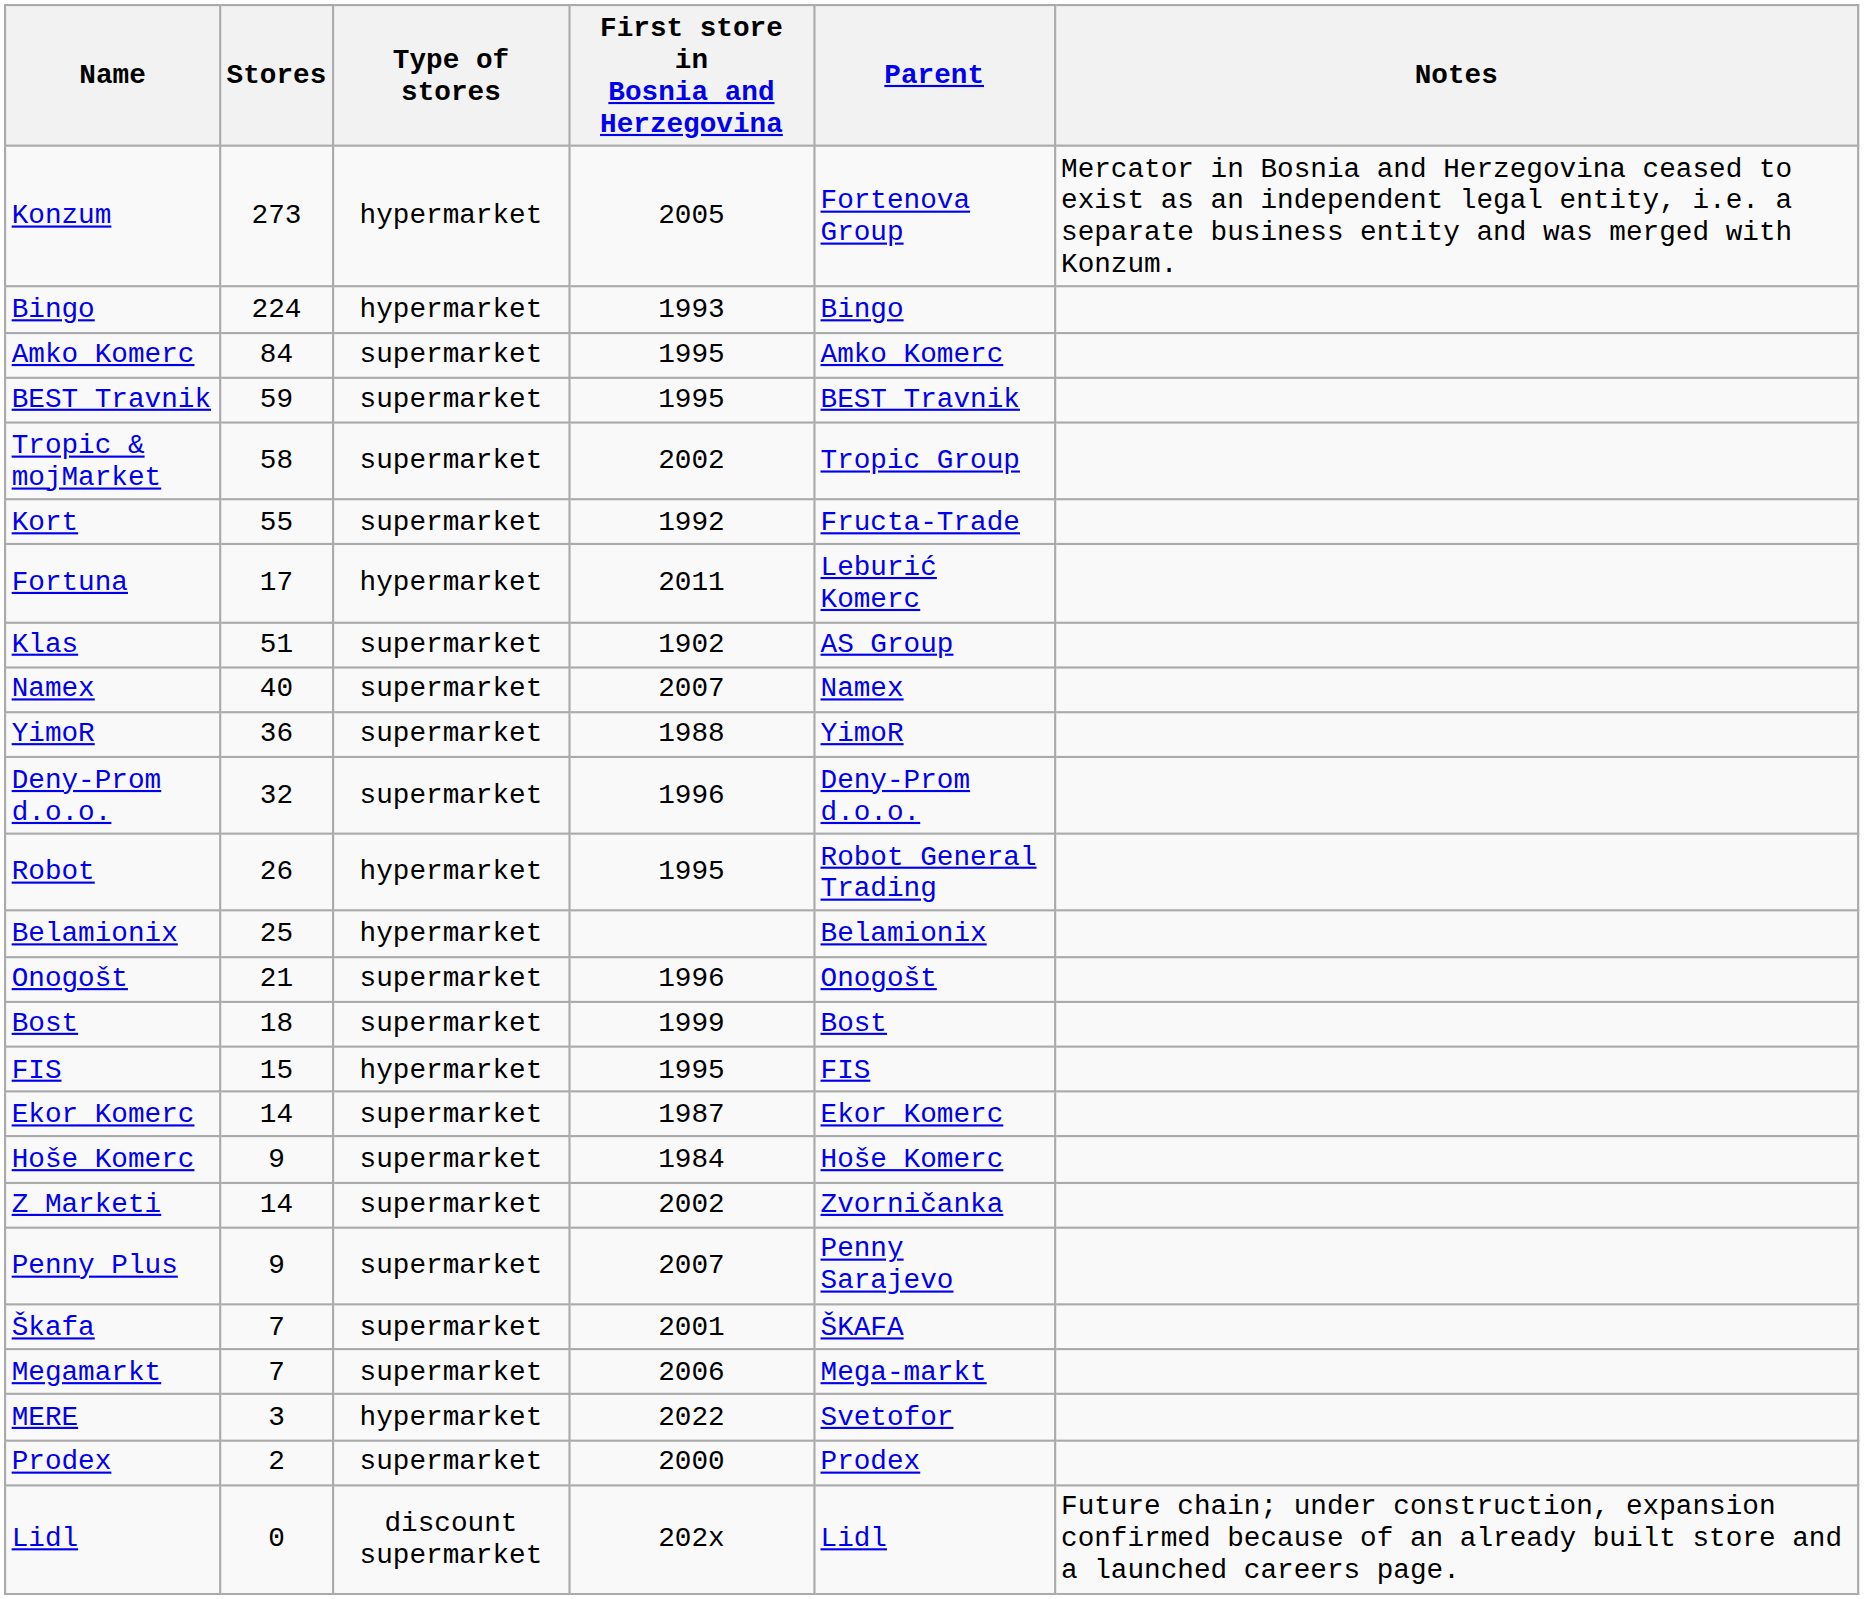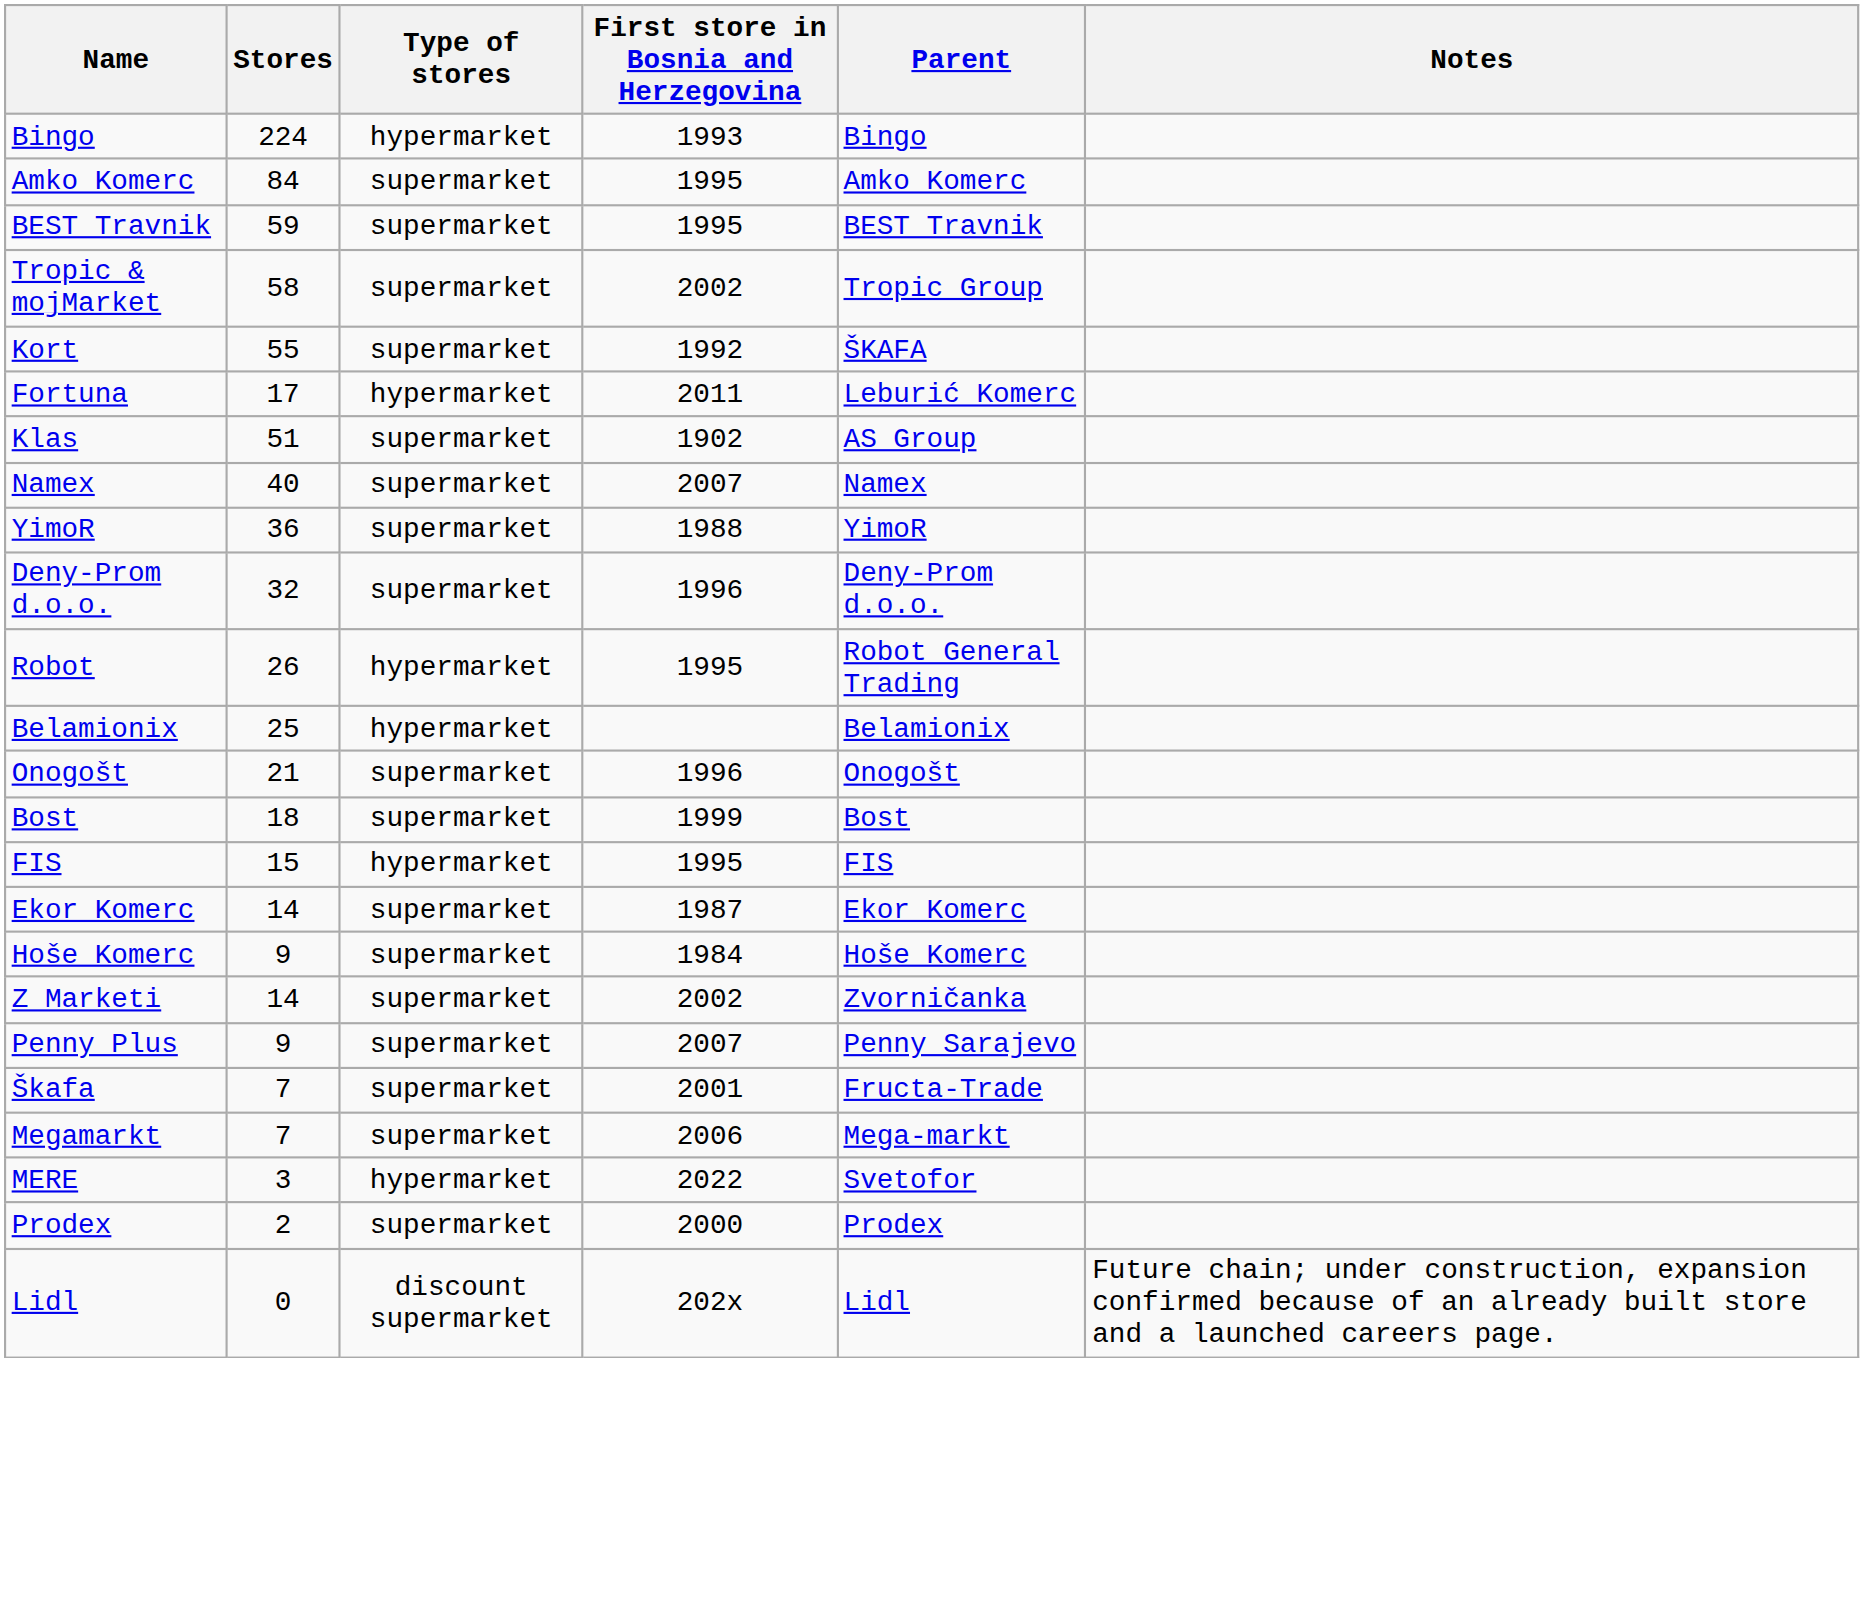- row: (62, 217)
(920, 522) Fructa-Trade -> (885, 349) ŠKAFA
(862, 1327) ŠKAFA -> (943, 1090) Fructa-Trade
